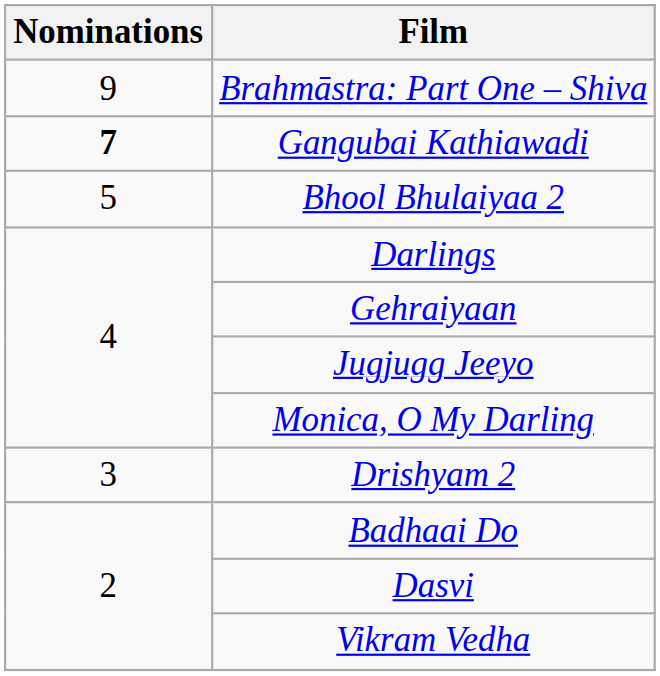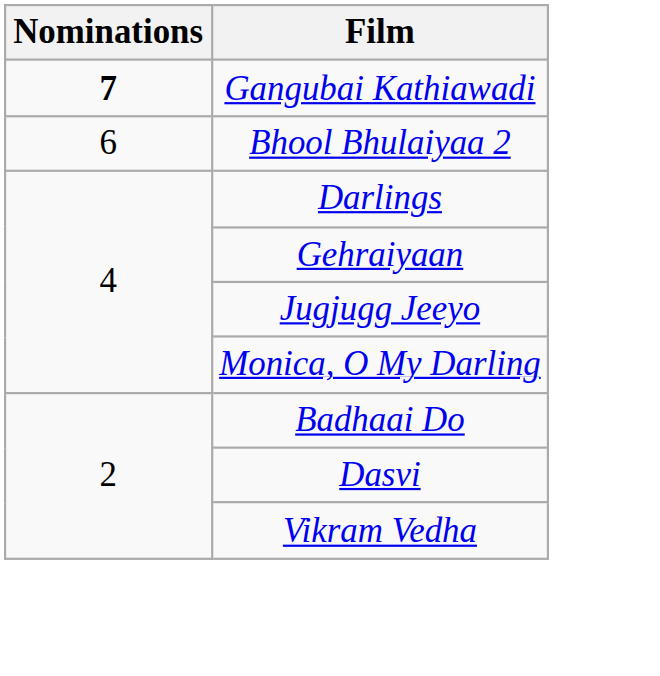- row: (433, 87)
(108, 198) 5 -> (108, 142) 6
- row: (433, 474)
